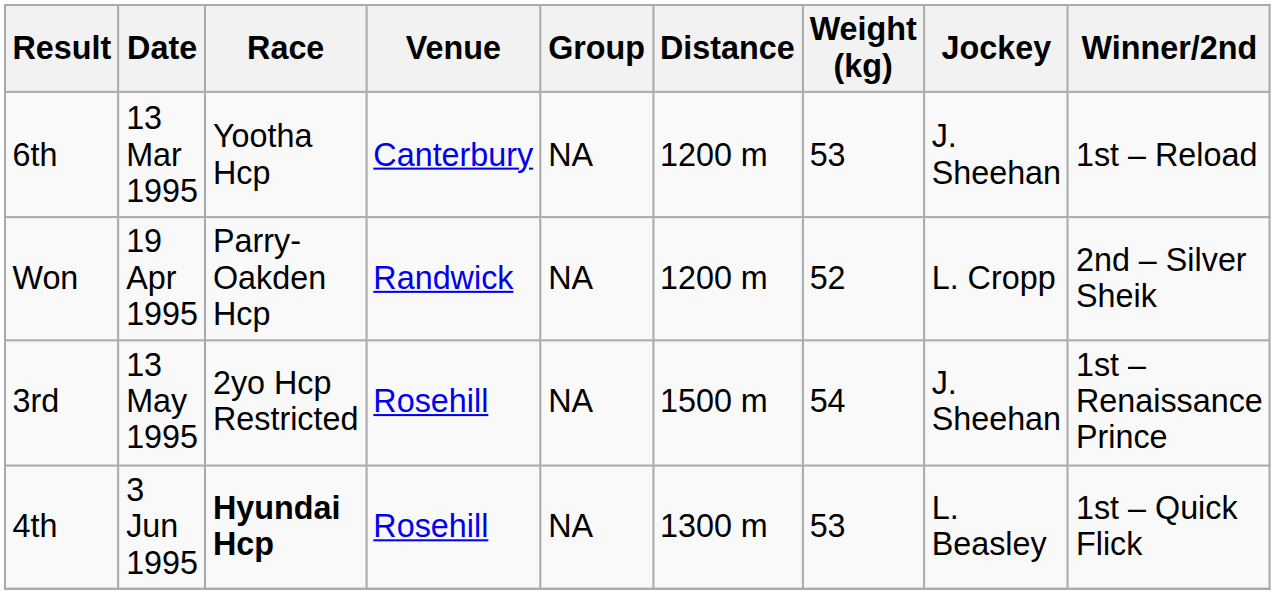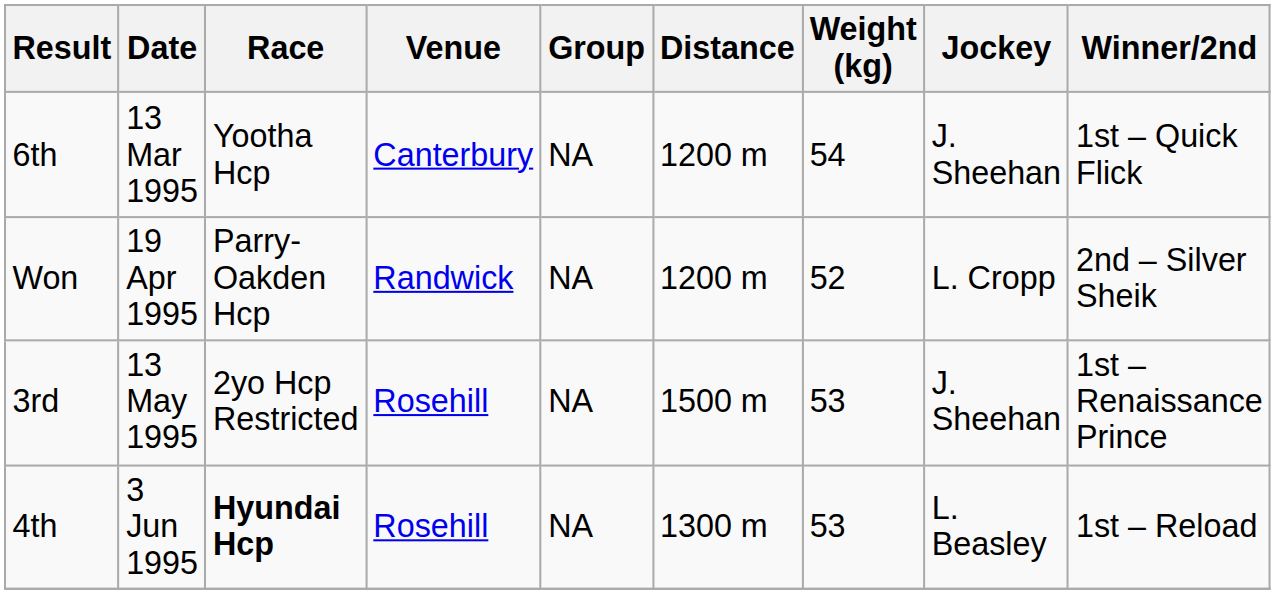(828, 154) 53 -> (828, 154) 54
(1167, 154) 1st – Reload -> (1157, 154) 1st – Quick Flick
(828, 402) 54 -> (828, 402) 53
(1157, 526) 1st – Quick Flick -> (1167, 526) 1st – Reload
